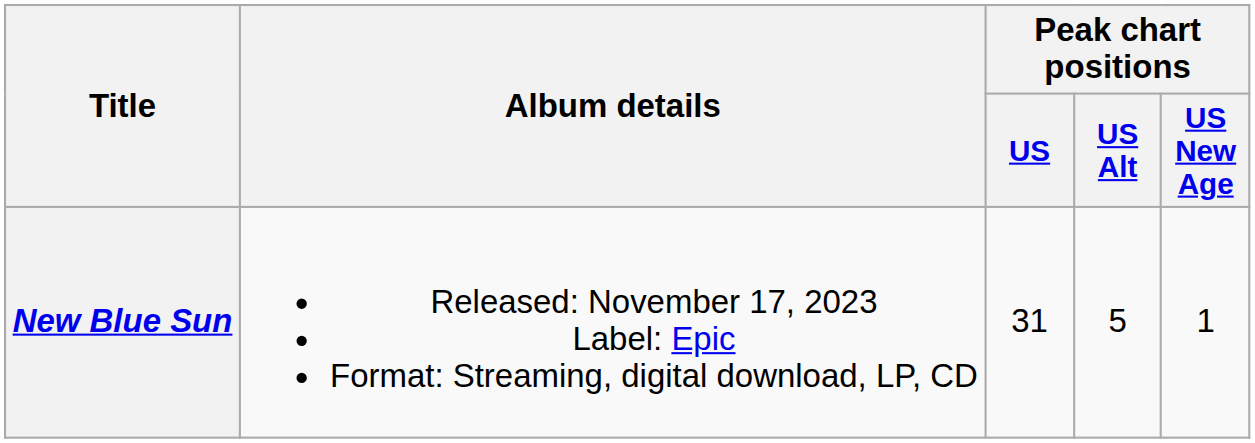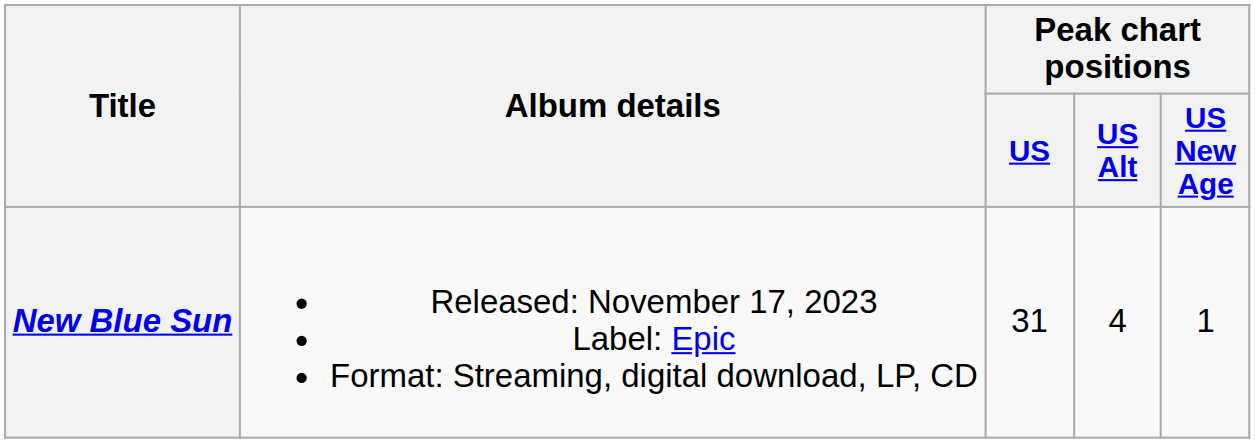(1118, 321) 5 -> (1118, 321) 4
